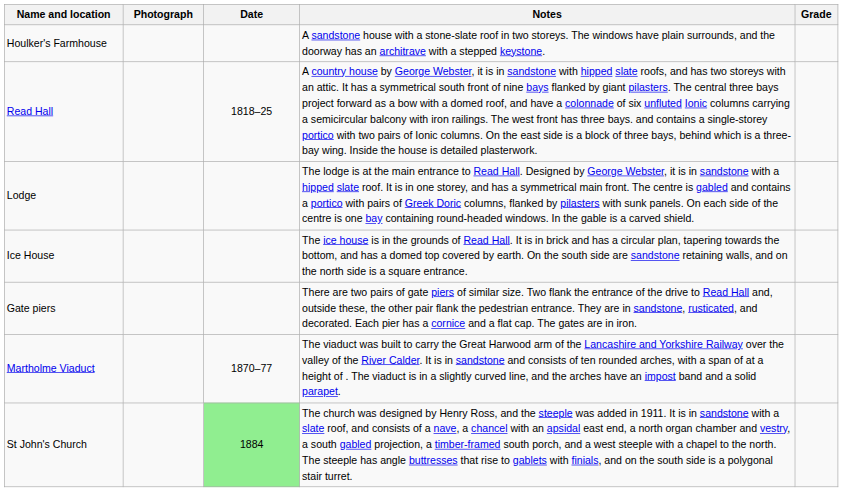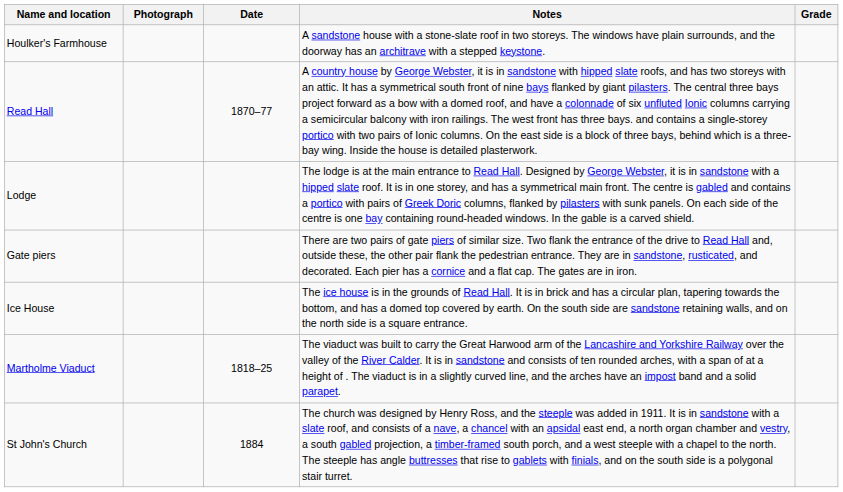(252, 111) 1818–25 -> (252, 111) 1870–77
rows swapped: (31, 308) <-> (31, 256)
(252, 368) 1870–77 -> (252, 368) 1818–25
(252, 444) lightgreen background -> (252, 444) no background
